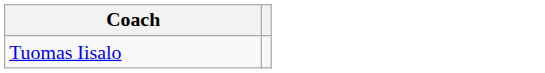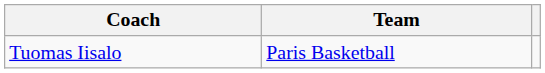+ column: (397, 20)
